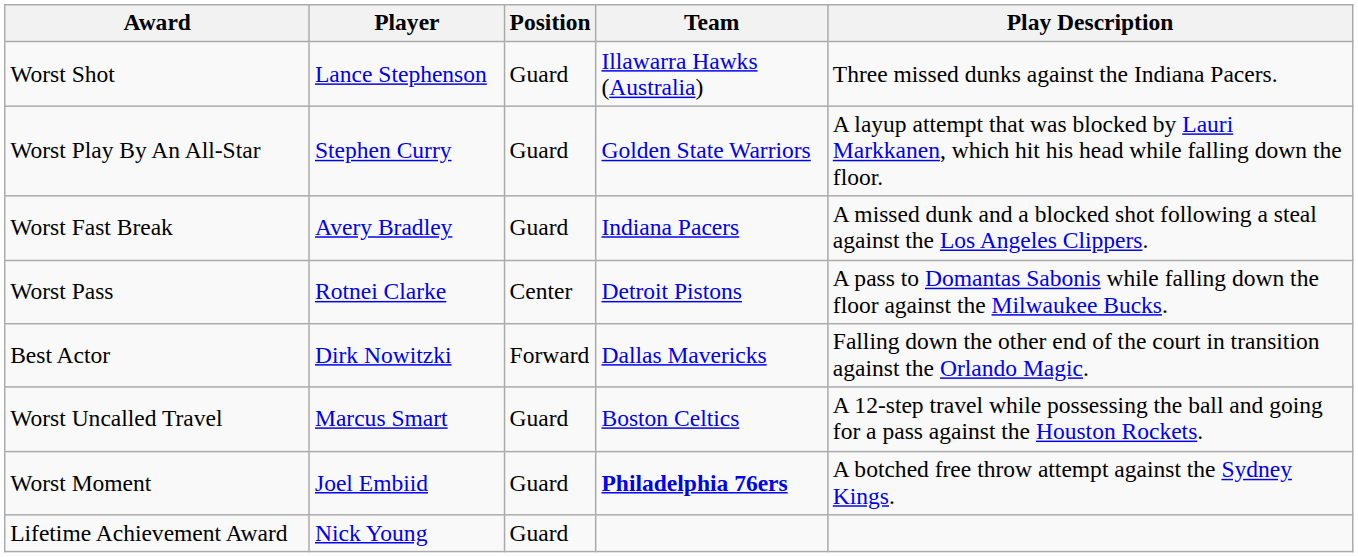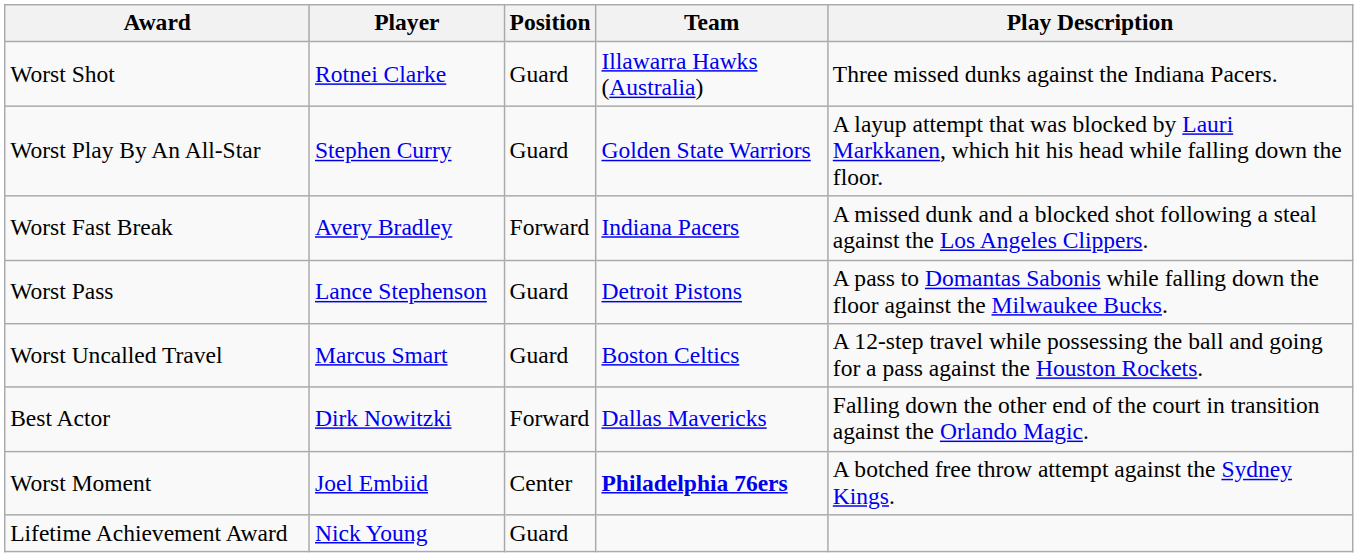(401, 73) Lance Stephenson -> (381, 73) Rotnei Clarke
(539, 227) Guard -> (549, 227) Forward
(381, 291) Rotnei Clarke -> (401, 291) Lance Stephenson
(541, 291) Center -> (539, 291) Guard
rows swapped: (60, 355) <-> (116, 418)
(539, 482) Guard -> (541, 482) Center
